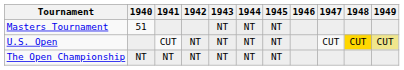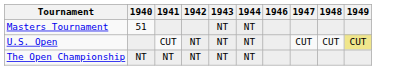- column: (277, 12)
(358, 43) gold background -> (331, 43) no background
